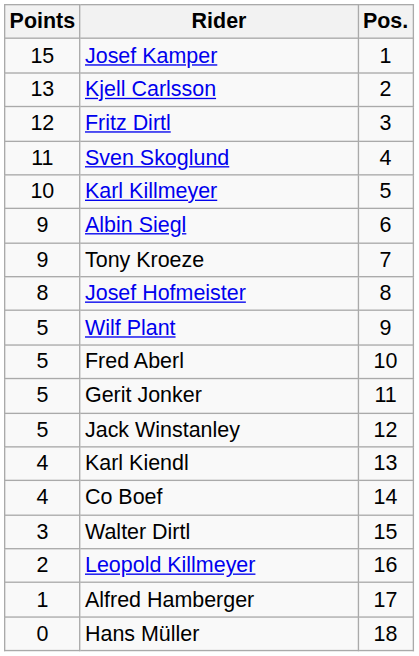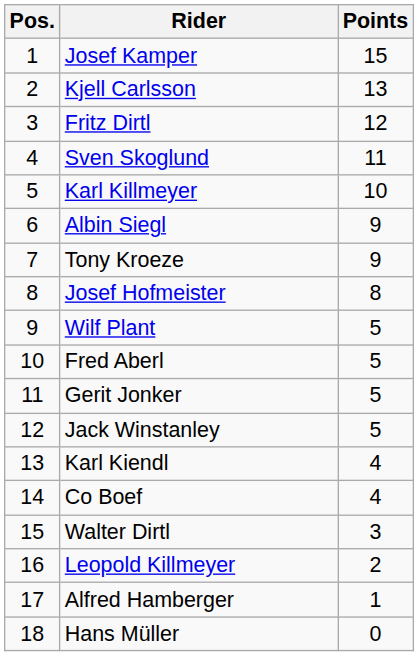columns swapped: (386, 21) <-> (42, 21)
